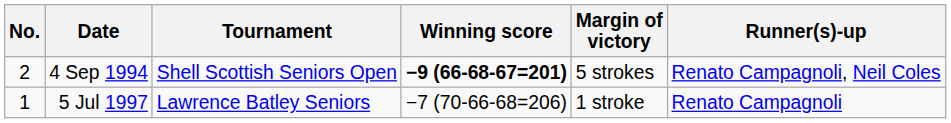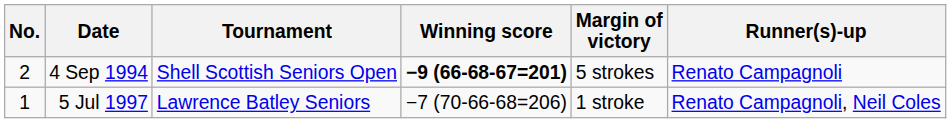(806, 72) Renato Campagnoli, Neil Coles -> (757, 72) Renato Campagnoli
(757, 103) Renato Campagnoli -> (806, 103) Renato Campagnoli, Neil Coles
